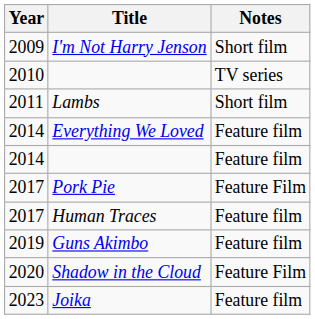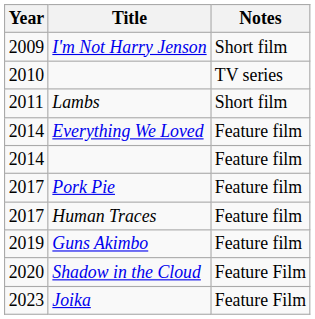(260, 187) Feature Film -> (258, 187) Feature film
(258, 300) Feature film -> (260, 300) Feature Film
